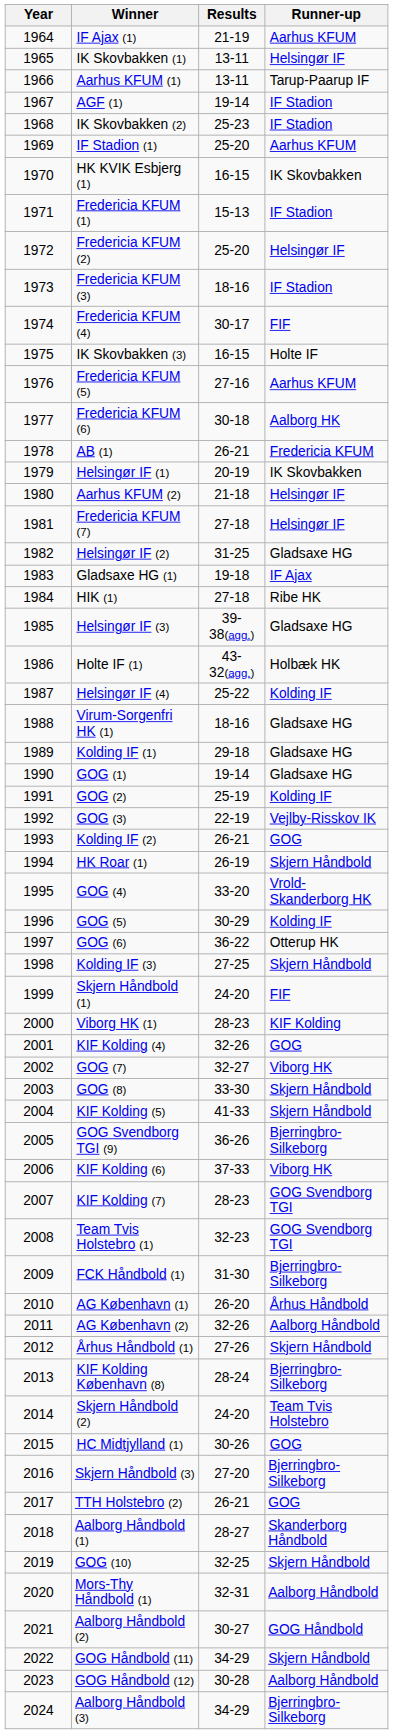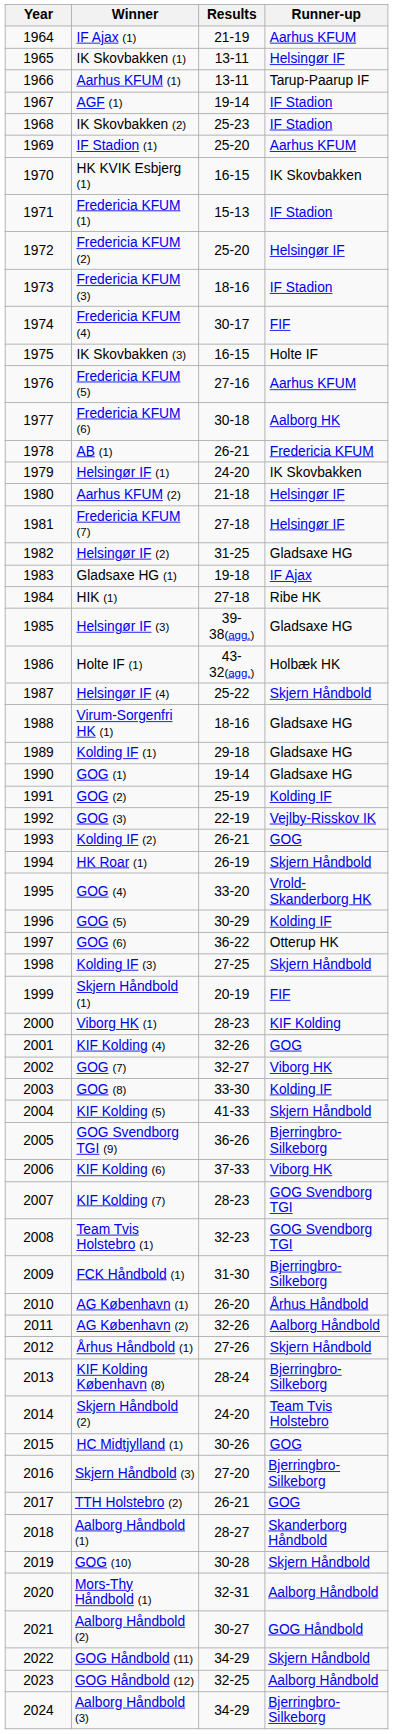(232, 472) 20-19 -> (232, 472) 24-20
(301, 693) Kolding IF -> (321, 693) Skjern Håndbold
(232, 994) 24-20 -> (232, 994) 20-19
(321, 1089) Skjern Håndbold -> (301, 1089) Kolding IF
(232, 1562) 32-25 -> (232, 1562) 30-28
(232, 1680) 30-28 -> (232, 1680) 32-25
